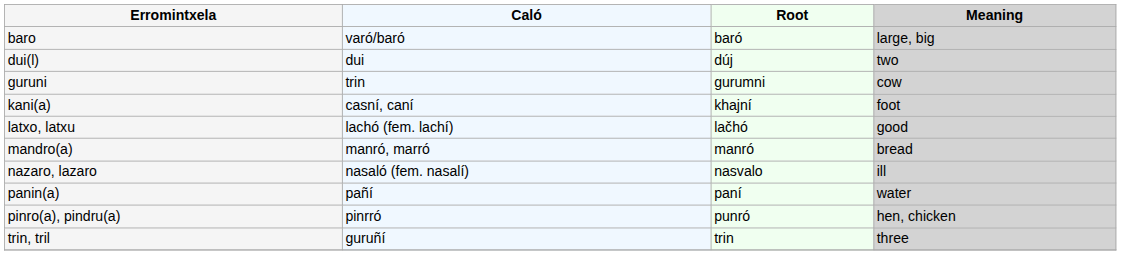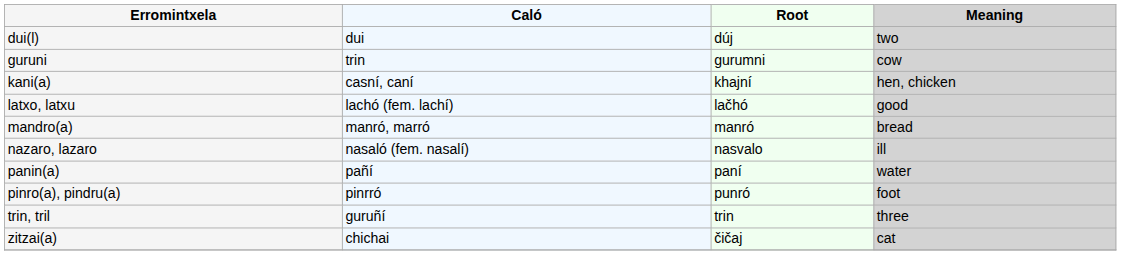- row: (22, 37)
(888, 104) foot -> (916, 82) hen, chicken
(916, 216) hen, chicken -> (888, 194) foot
+ row: (32, 238)
